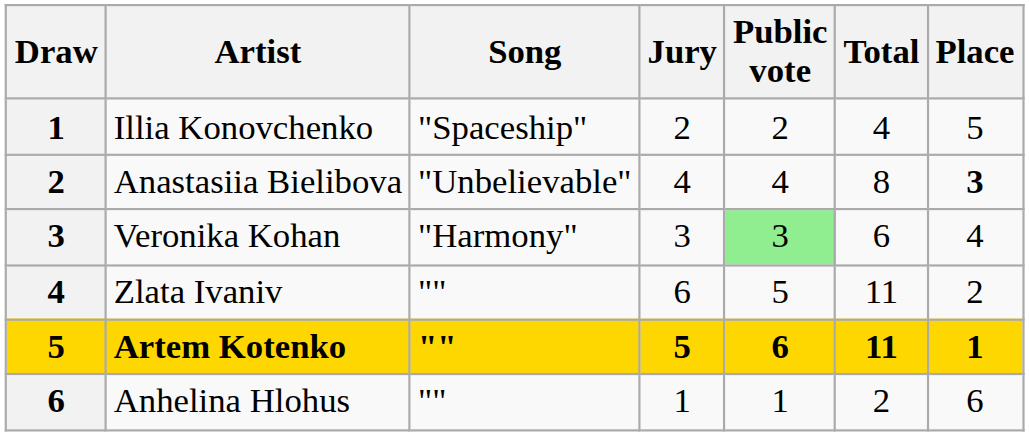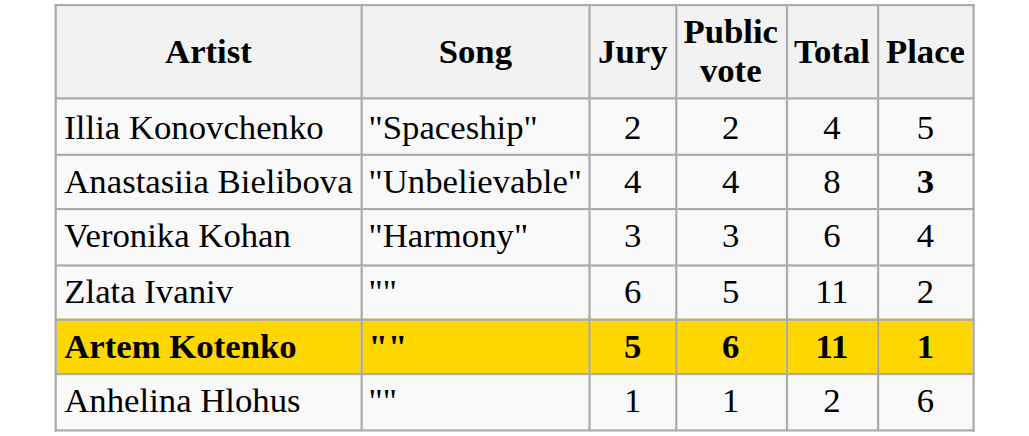- column: (56, 51)
(780, 236) lightgreen background -> (731, 236) no background
